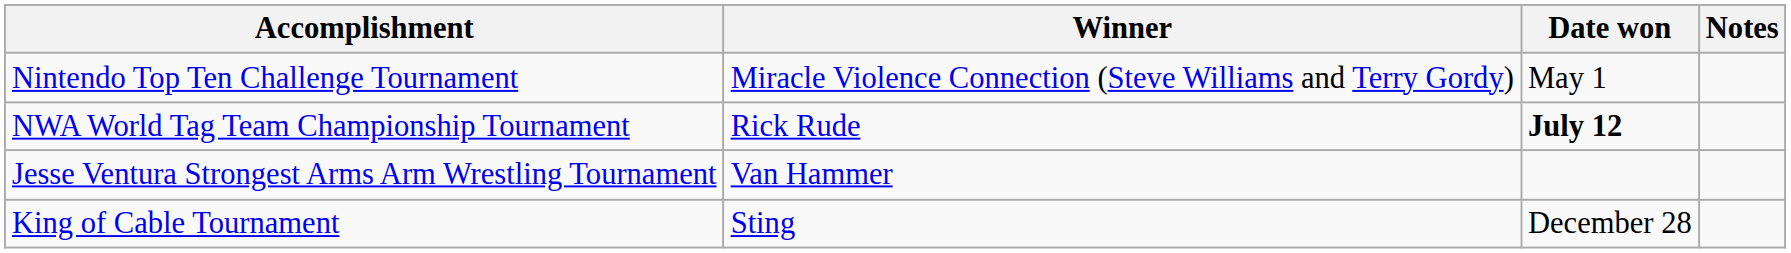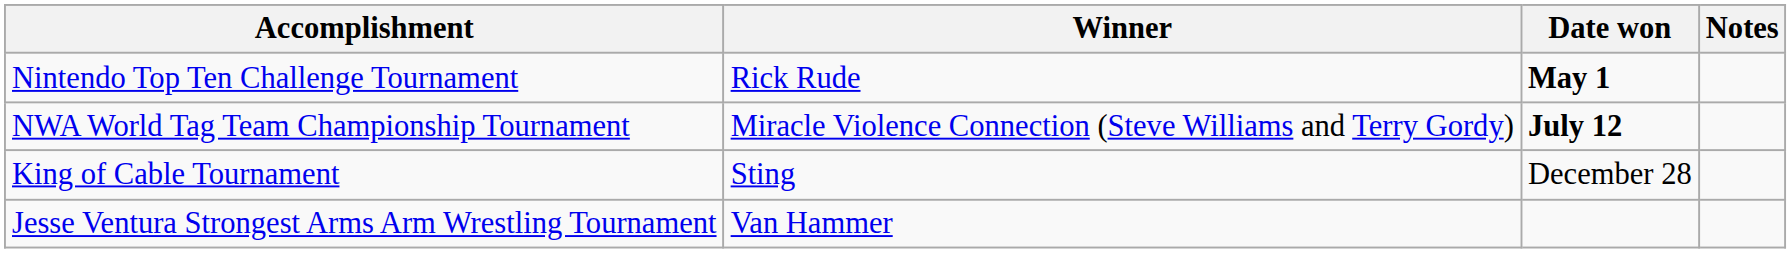(1122, 77) Miracle Violence Connection (Steve Williams and Terry Gordy) -> (796, 77) Rick Rude
(1567, 77) normal -> (1569, 77) bold
(796, 125) Rick Rude -> (1122, 125) Miracle Violence Connection (Steve Williams and Terry Gordy)
rows swapped: (176, 222) <-> (364, 174)
